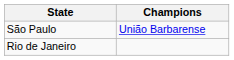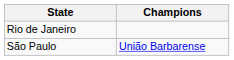rows swapped: (41, 47) <-> (32, 30)
